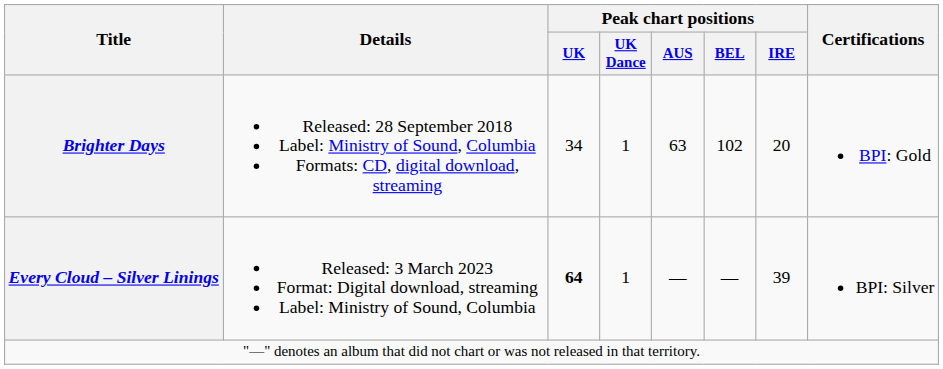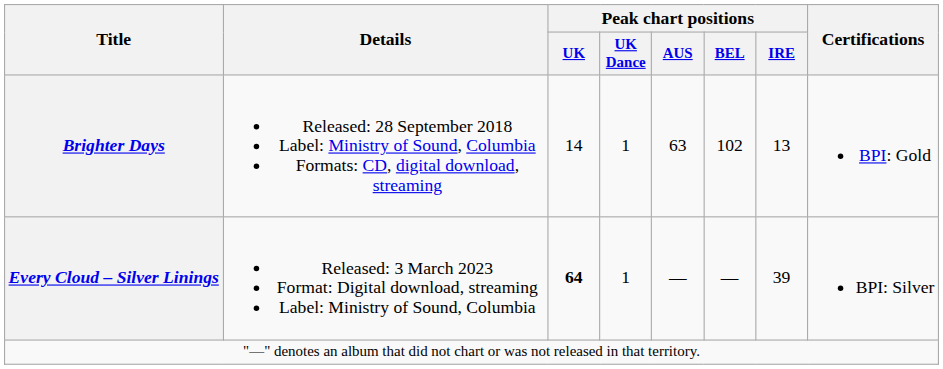(574, 145) 34 -> (574, 145) 14
(782, 145) 20 -> (782, 145) 13
